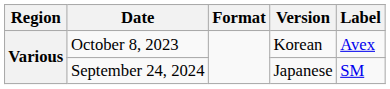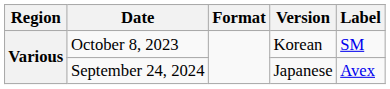(358, 44) Avex -> (352, 44) SM
(352, 70) SM -> (358, 70) Avex
